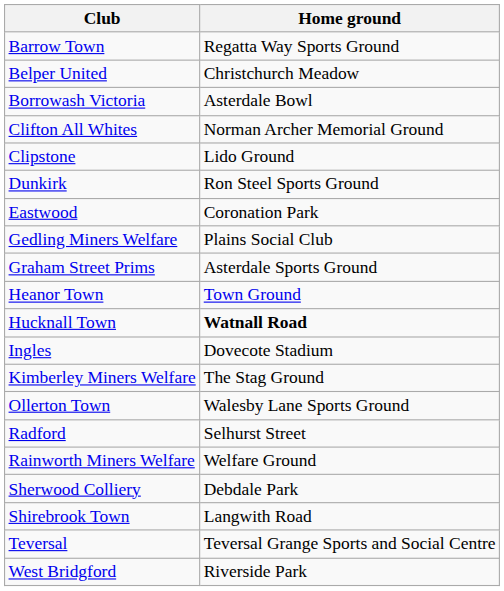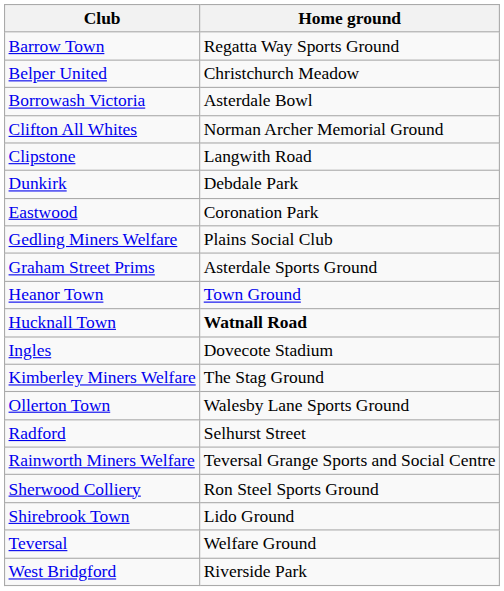(249, 156) Lido Ground -> (258, 156) Langwith Road
(291, 184) Ron Steel Sports Ground -> (251, 184) Debdale Park
(260, 460) Welfare Ground -> (350, 460) Teversal Grange Sports and Social Centre
(251, 488) Debdale Park -> (291, 488) Ron Steel Sports Ground
(258, 516) Langwith Road -> (249, 516) Lido Ground
(350, 543) Teversal Grange Sports and Social Centre -> (260, 543) Welfare Ground
